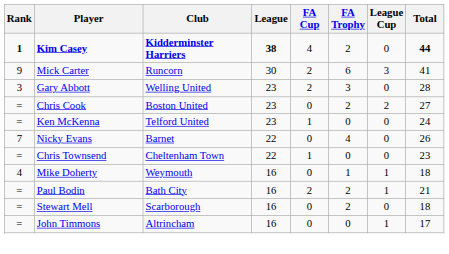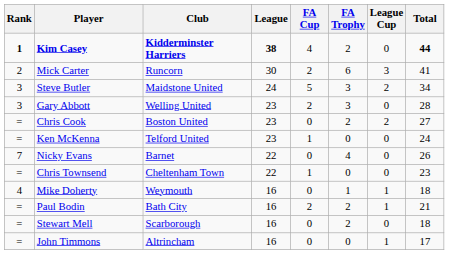(19, 71) 9 -> (19, 71) 2
+ row: (63, 88)
